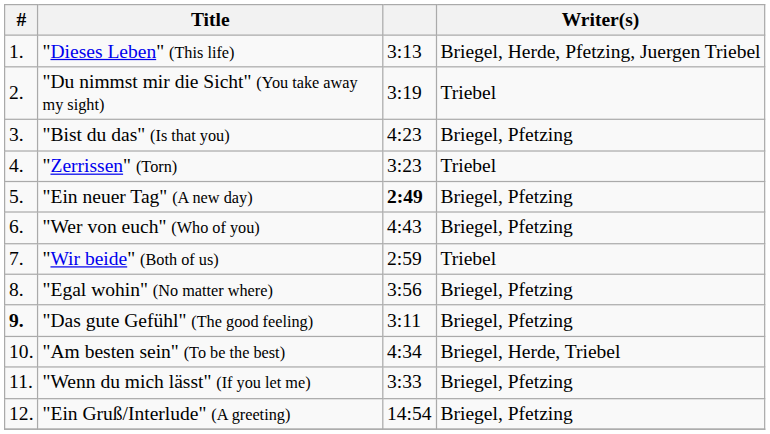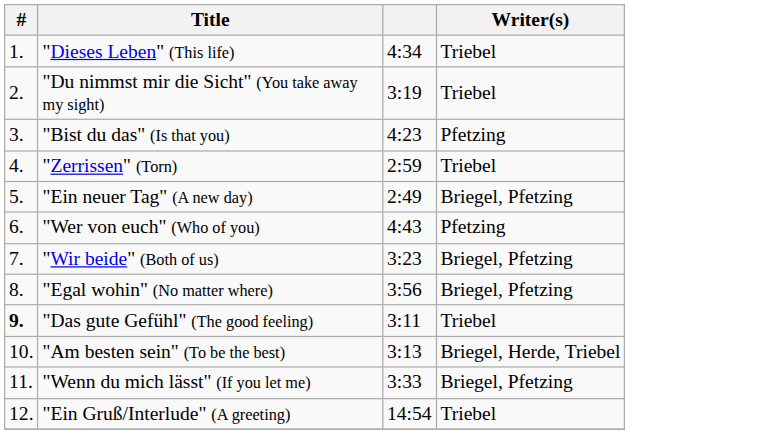(404, 50) 3:13 -> (404, 50) 4:34
(600, 50) Briegel, Herde, Pfetzing, Juergen Triebel -> (468, 50) Triebel
(507, 134) Briegel, Pfetzing -> (473, 134) Pfetzing
(404, 165) 3:23 -> (404, 165) 2:59
(405, 196) bold -> (404, 196) normal
(507, 227) Briegel, Pfetzing -> (473, 227) Pfetzing
(404, 258) 2:59 -> (404, 258) 3:23
(468, 258) Triebel -> (507, 258) Briegel, Pfetzing
(507, 320) Briegel, Pfetzing -> (468, 320) Triebel
(404, 351) 4:34 -> (404, 351) 3:13
(507, 413) Briegel, Pfetzing -> (468, 413) Triebel
